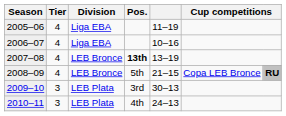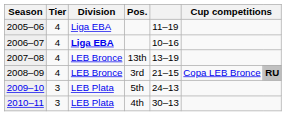(91, 42) normal -> (92, 42) bold
(137, 57) bold -> (137, 57) normal
(137, 72) 5th -> (137, 72) 3rd
(137, 88) 3rd -> (137, 88) 5th
(165, 88) 30–13 -> (165, 88) 24–13
(165, 103) 24–13 -> (165, 103) 30–13
